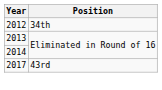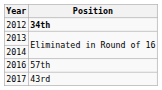(40, 25) normal -> (40, 25) bold
+ row: (16, 65)
